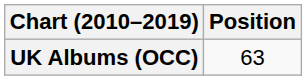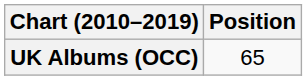(253, 57) 63 -> (253, 57) 65
